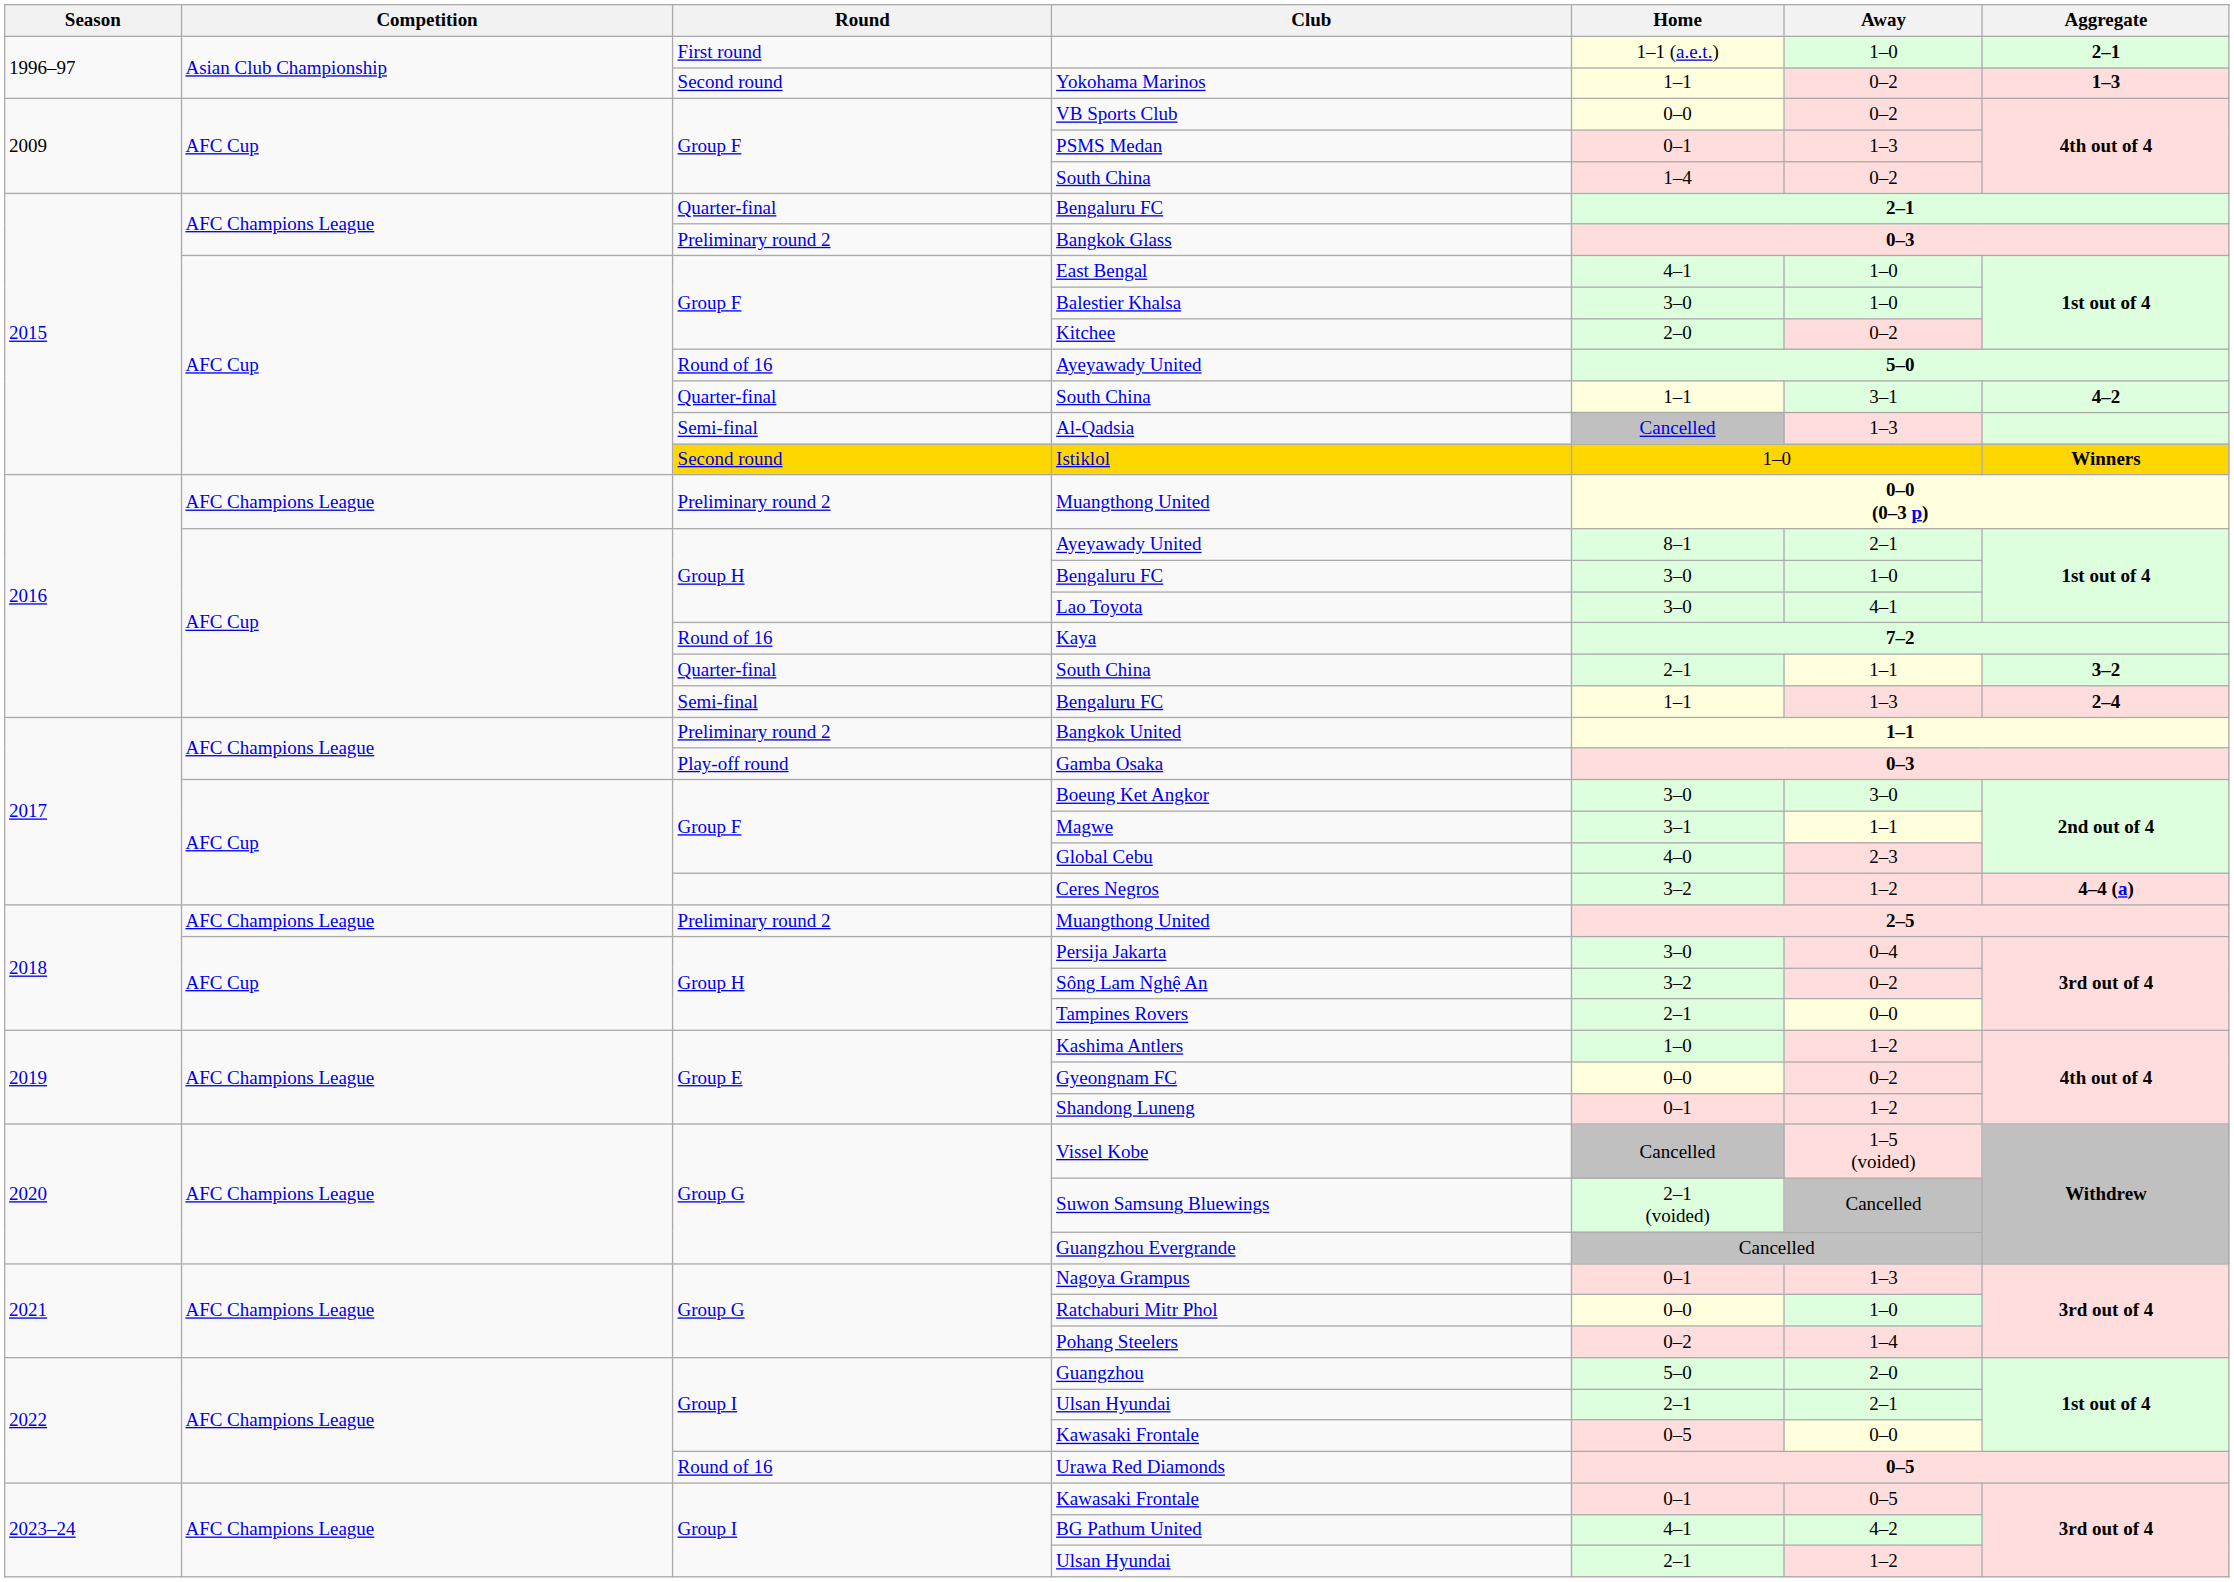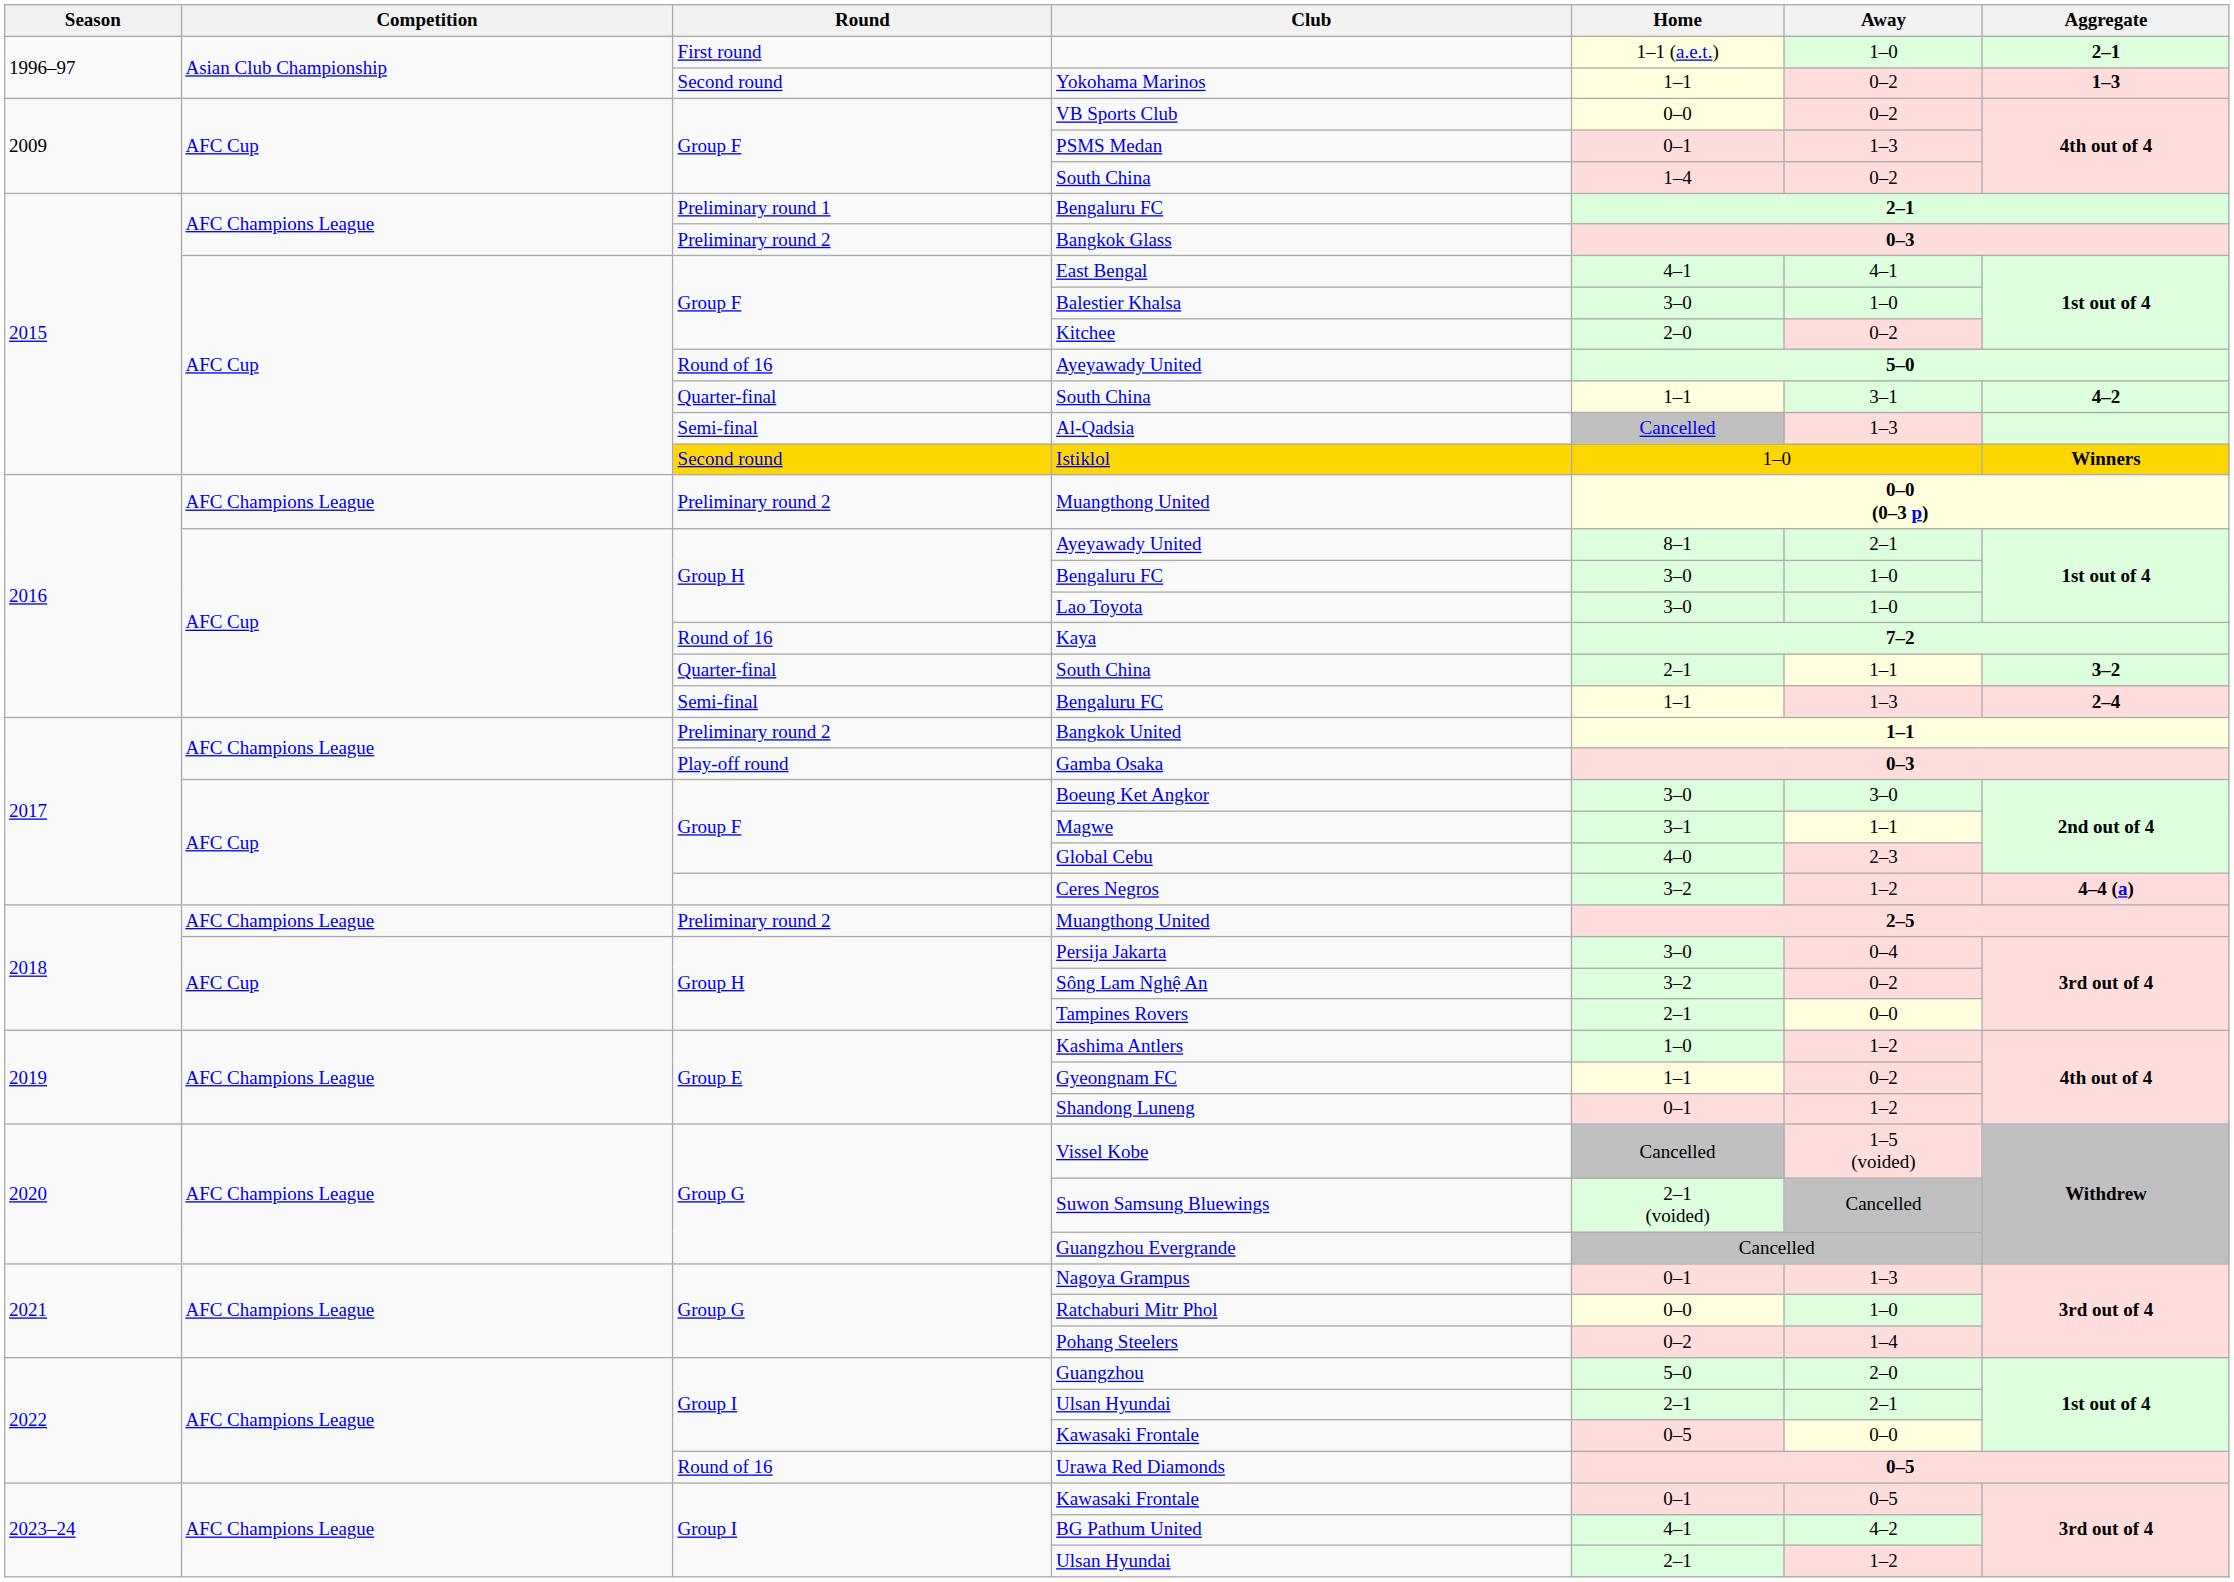(727, 208) Quarter-final -> (754, 208) Preliminary round 1
(1883, 271) 1–0 -> (1883, 271) 4–1
(1883, 607) 4–1 -> (1883, 607) 1–0
(1678, 1077) 0–0 -> (1678, 1077) 1–1
